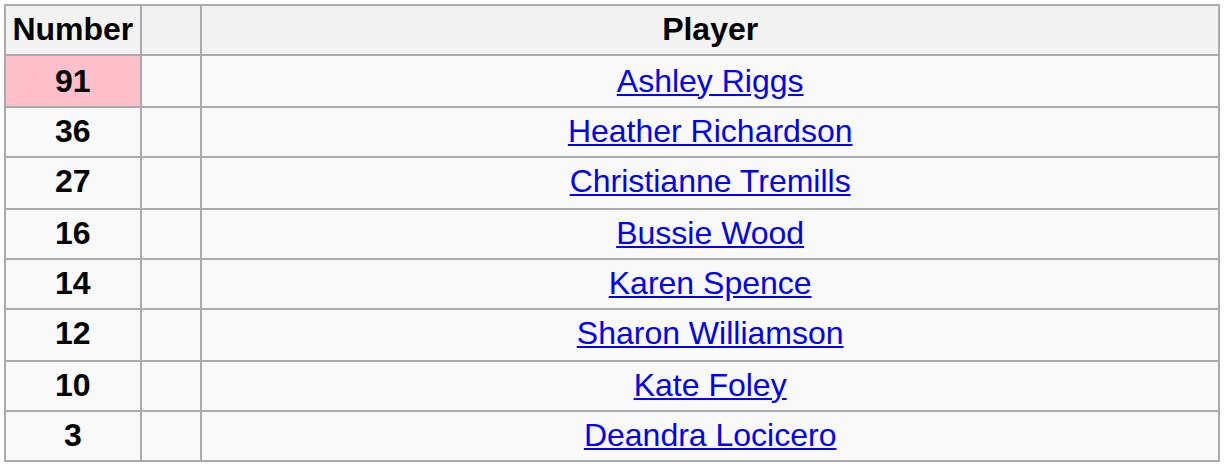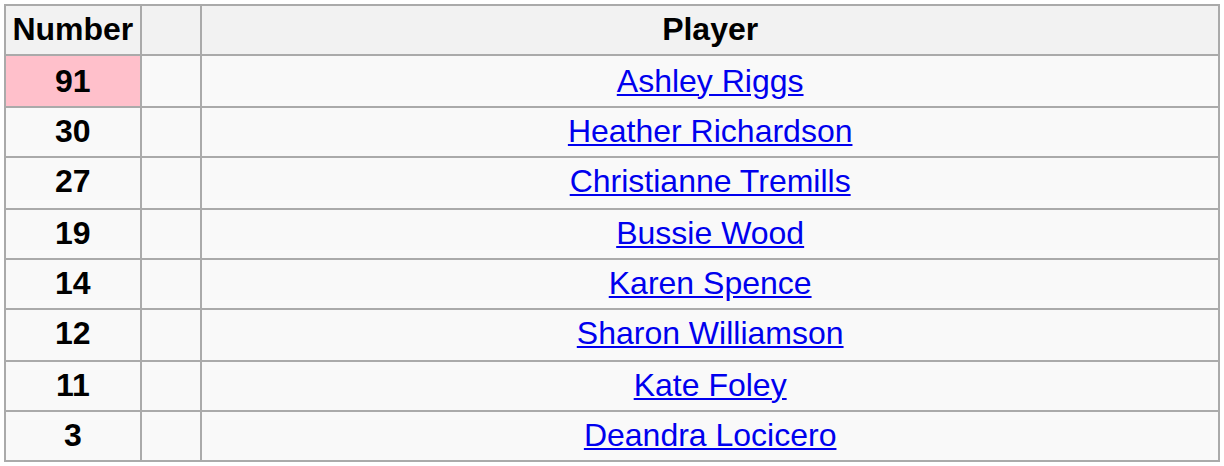(73, 131) 36 -> (73, 131) 30
(73, 232) 16 -> (73, 232) 19
(73, 385) 10 -> (73, 385) 11
